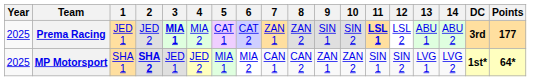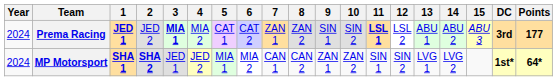+ column: (479, 12)
(18, 34) 2025 -> (18, 34) 2024
(123, 34) normal -> (123, 34) bold
(18, 62) 2025 -> (18, 62) 2024
(123, 62) normal -> (123, 62) bold
